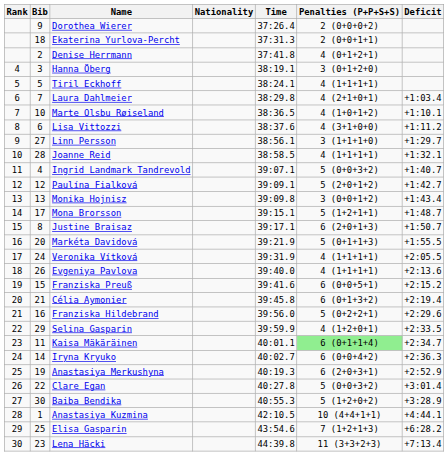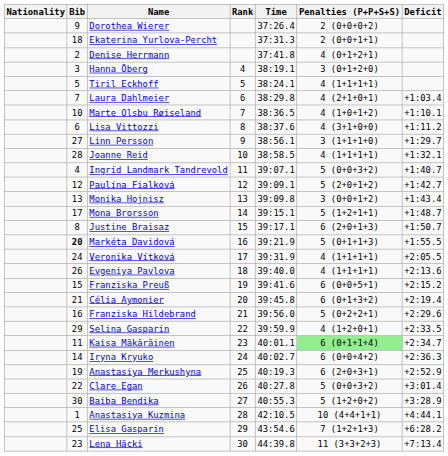columns swapped: (17, 12) <-> (224, 12)
(40, 242) normal -> (77, 242) bold
